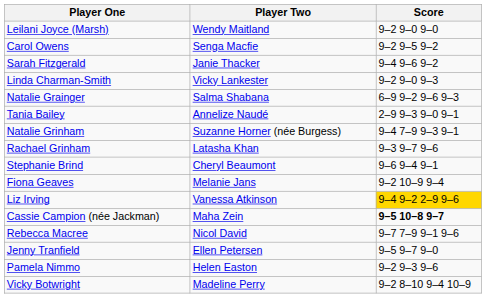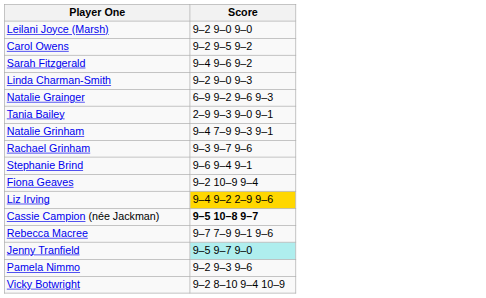- column: (283, 13)
(408, 251) no background -> (222, 251) paleturquoise background
